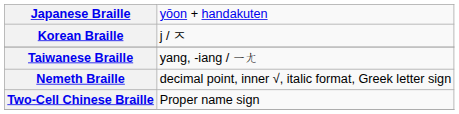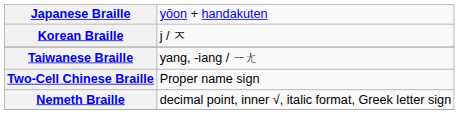rows swapped: (81, 99) <-> (81, 79)
